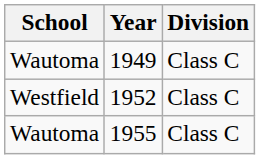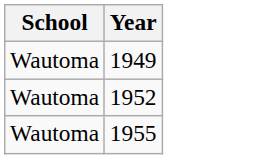- column: (208, 23)
(55, 97) Westfield -> (55, 97) Wautoma
